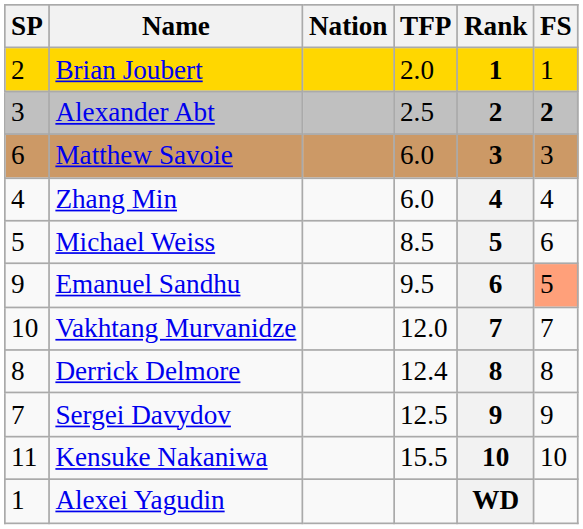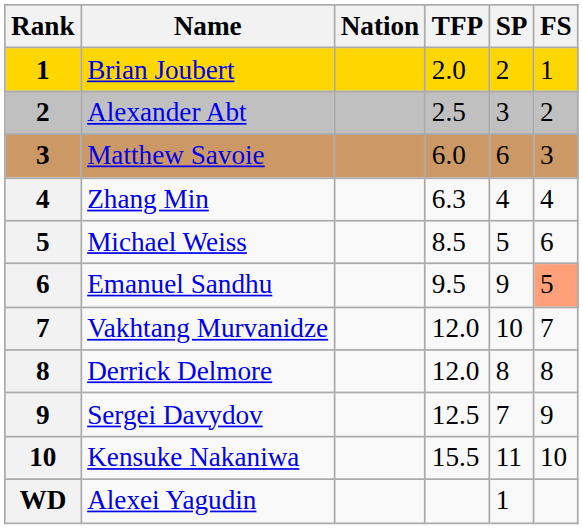columns swapped: (496, 26) <-> (27, 26)
(547, 112) bold -> (547, 112) normal
(417, 198) 6.0 -> (449, 198) 6.3
(424, 371) 12.4 -> (456, 371) 12.0
